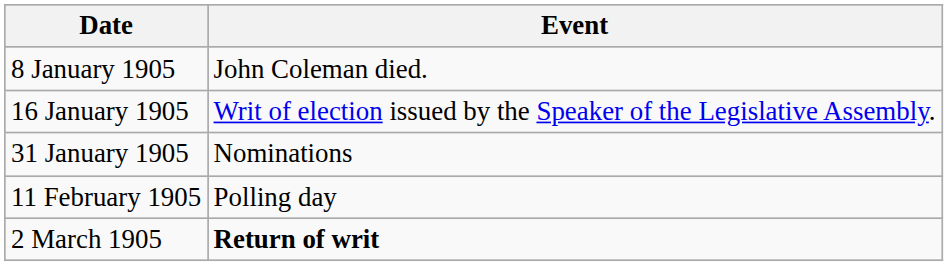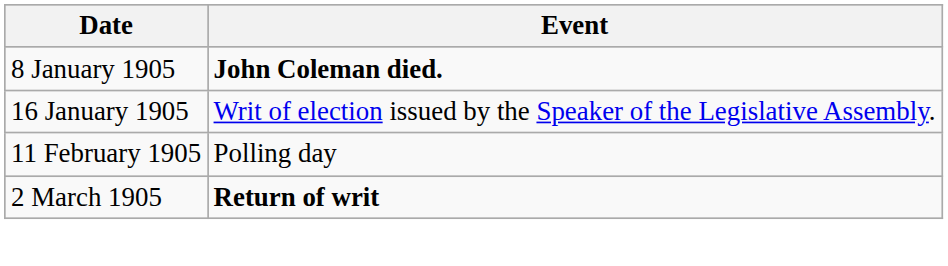(321, 68) normal -> (328, 68) bold
- row: (100, 153)
